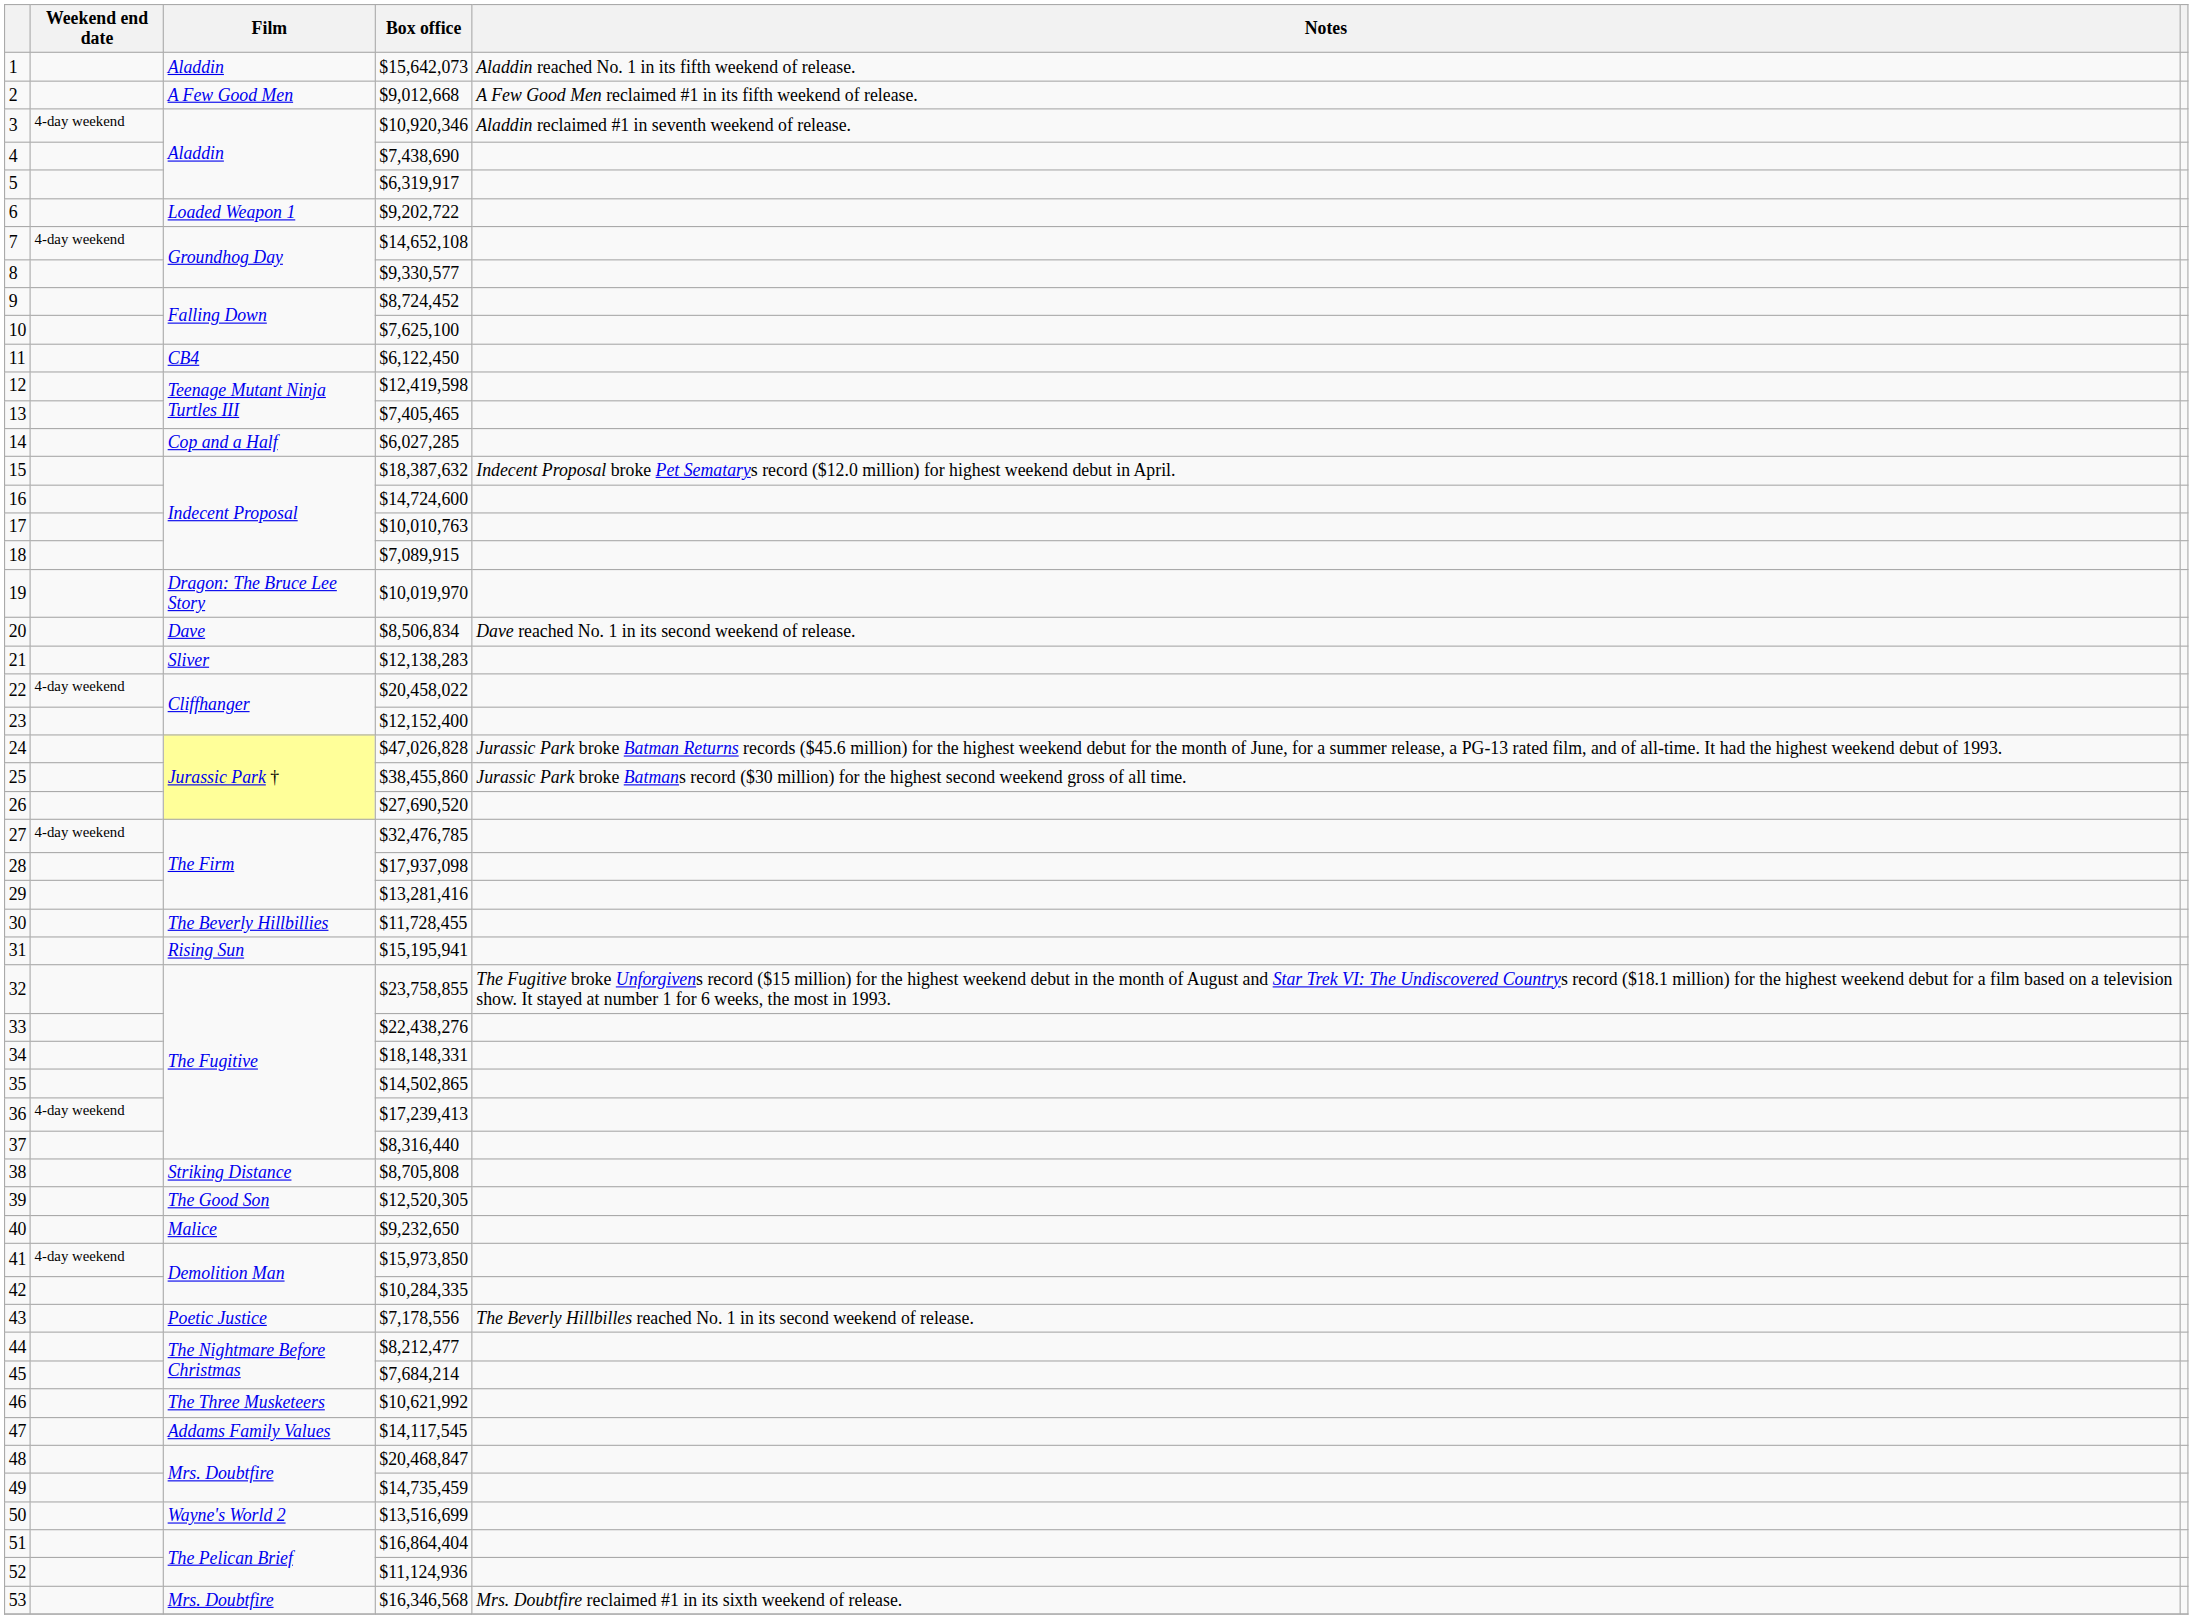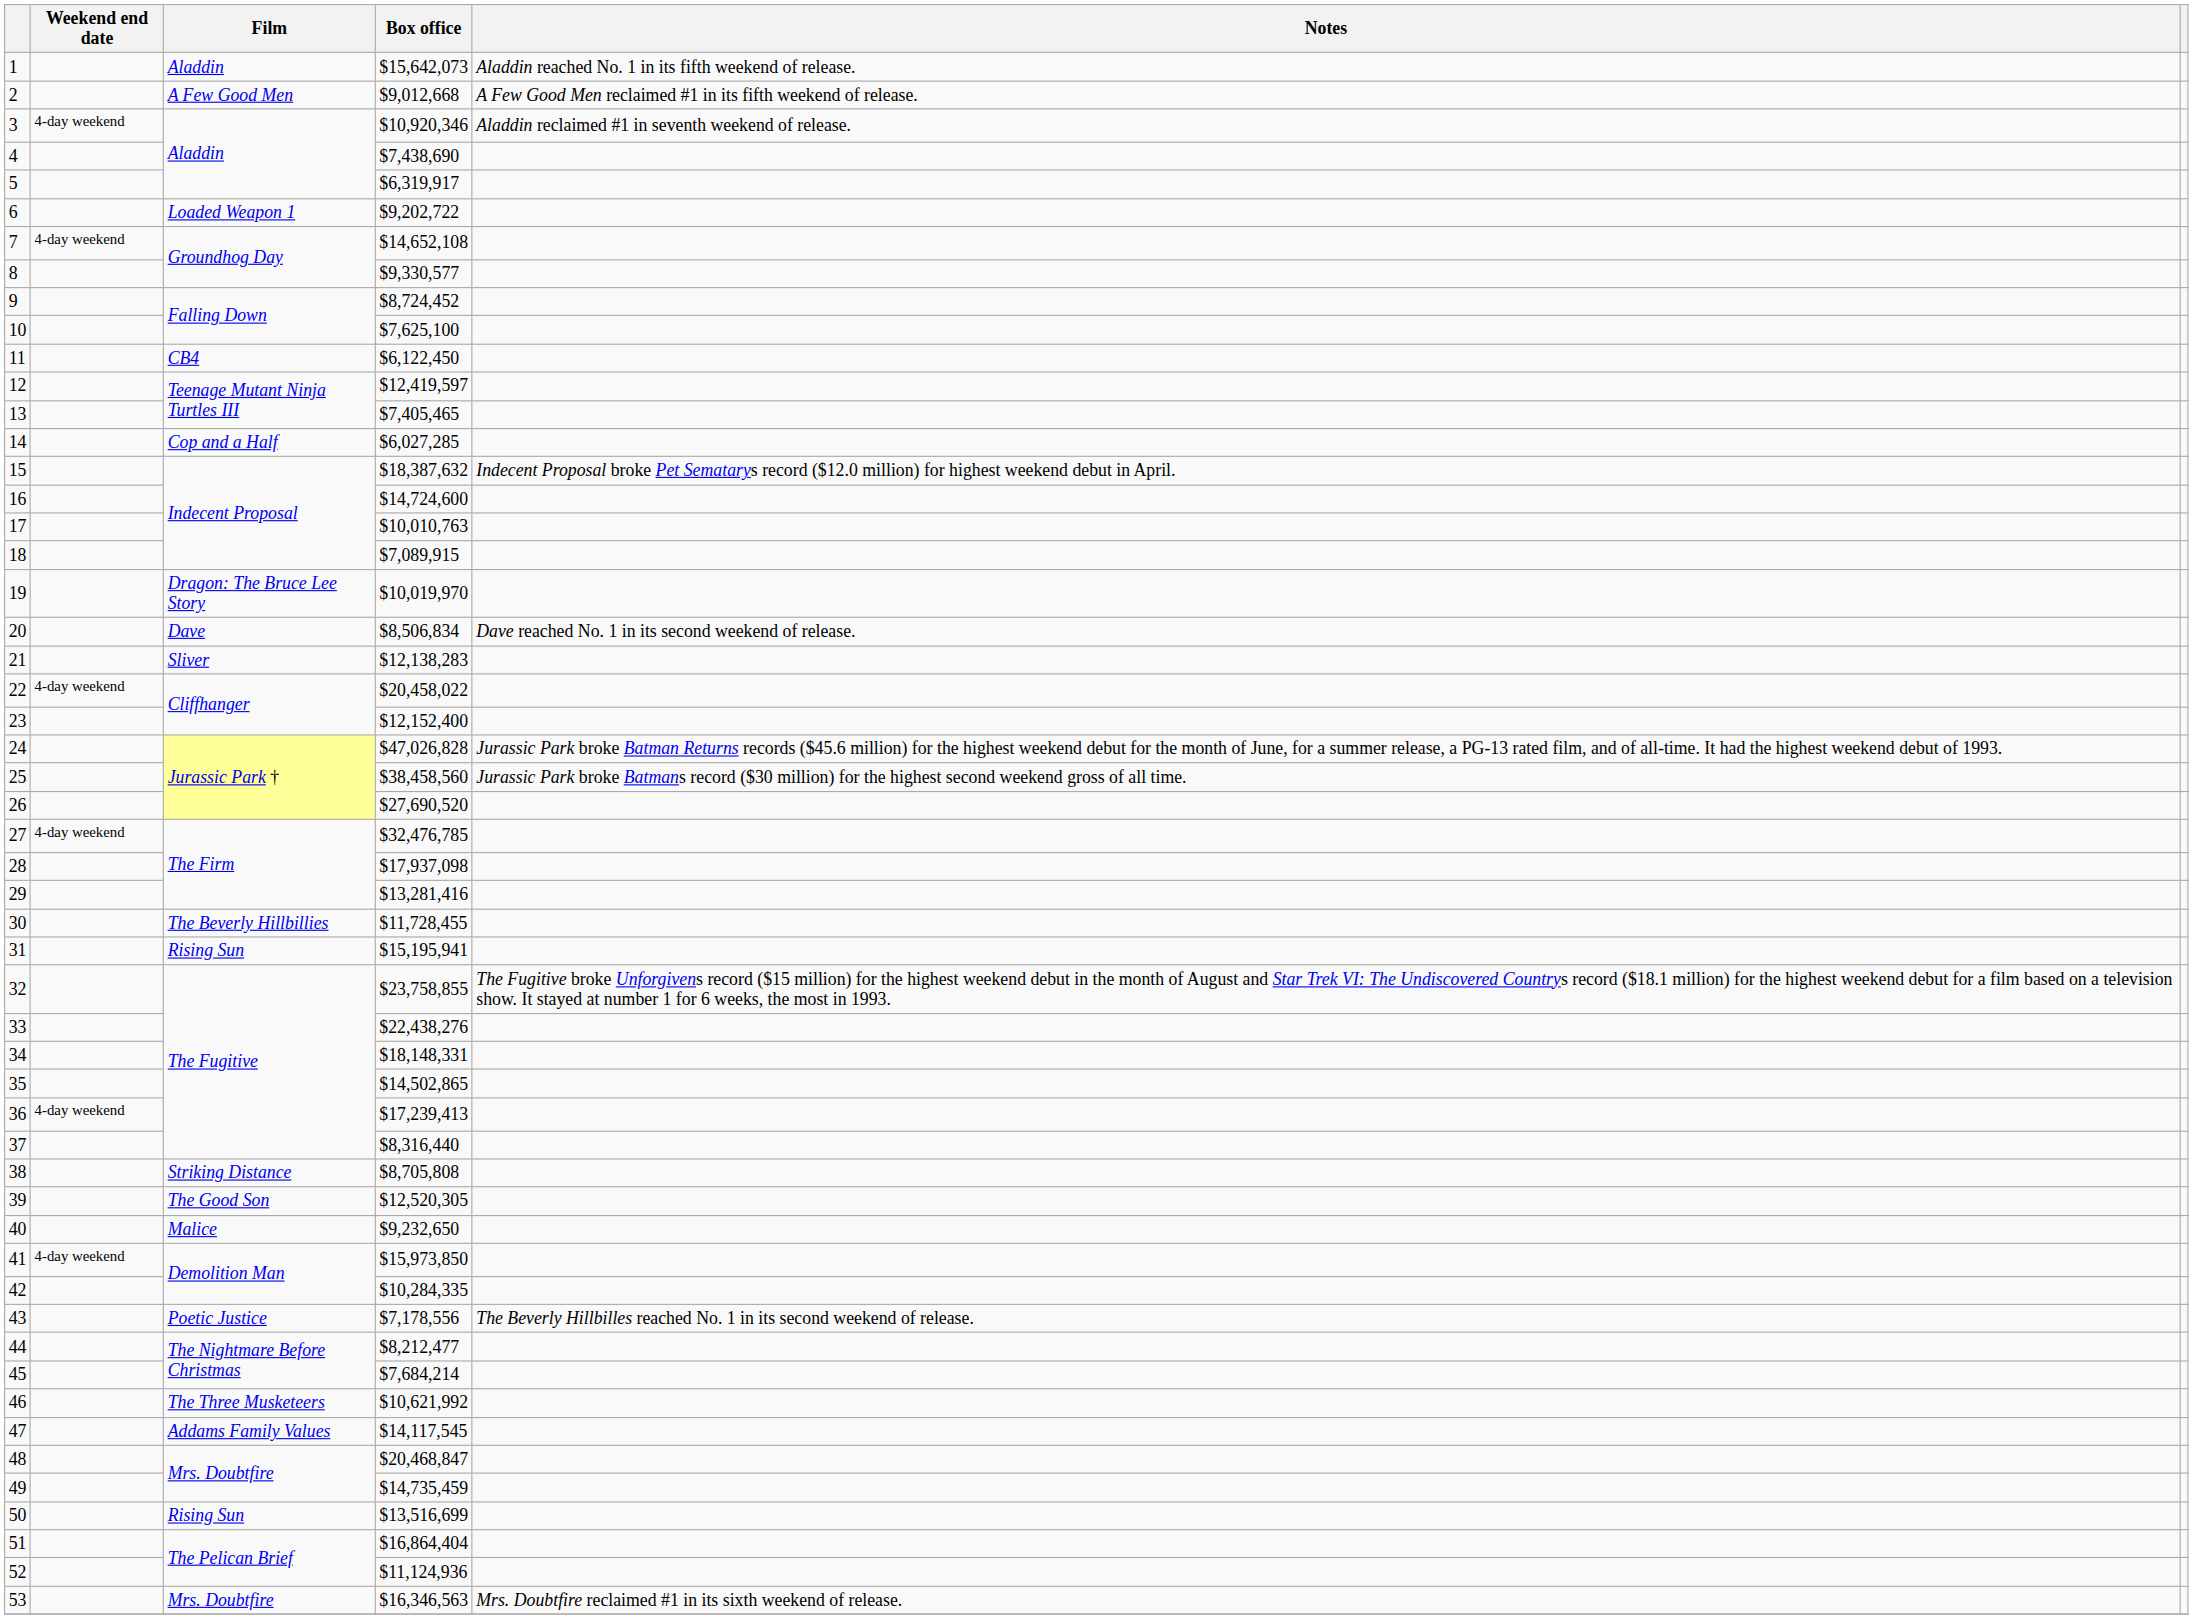(424, 386) $12,419,598 -> (424, 386) $12,419,597
(424, 777) $38,455,860 -> (424, 777) $38,458,560
(227, 1515) Wayne's World 2 -> (206, 1515) Rising Sun
(424, 1600) $16,346,568 -> (424, 1600) $16,346,563
